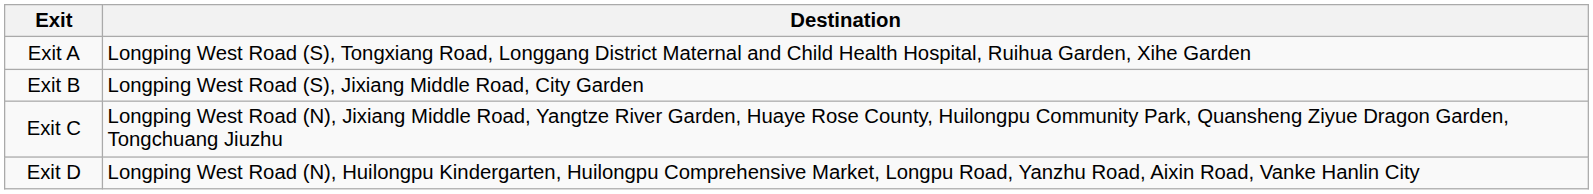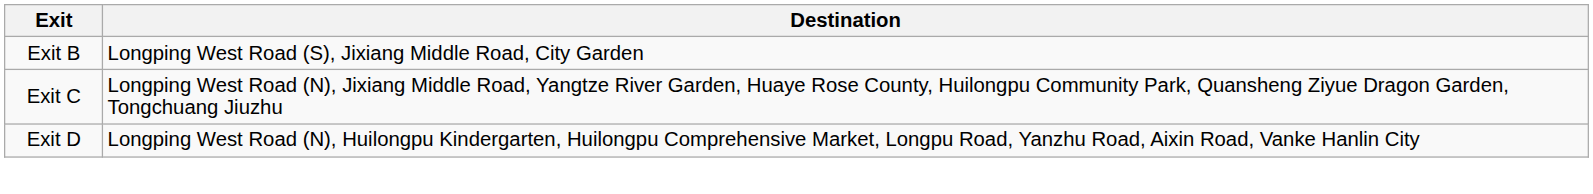- row: (54, 52)
